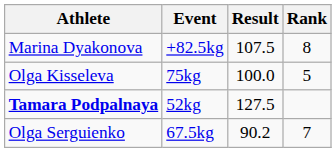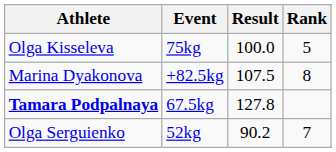rows swapped: (76, 47) <-> (61, 76)
(184, 104) 52kg -> (190, 104) 67.5kg
(255, 104) 127.5 -> (255, 104) 127.8
(190, 133) 67.5kg -> (184, 133) 52kg
